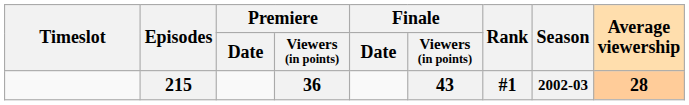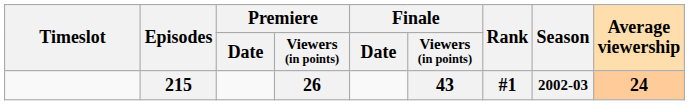(312, 85) 36 -> (312, 85) 26
(639, 85) 28 -> (639, 85) 24
